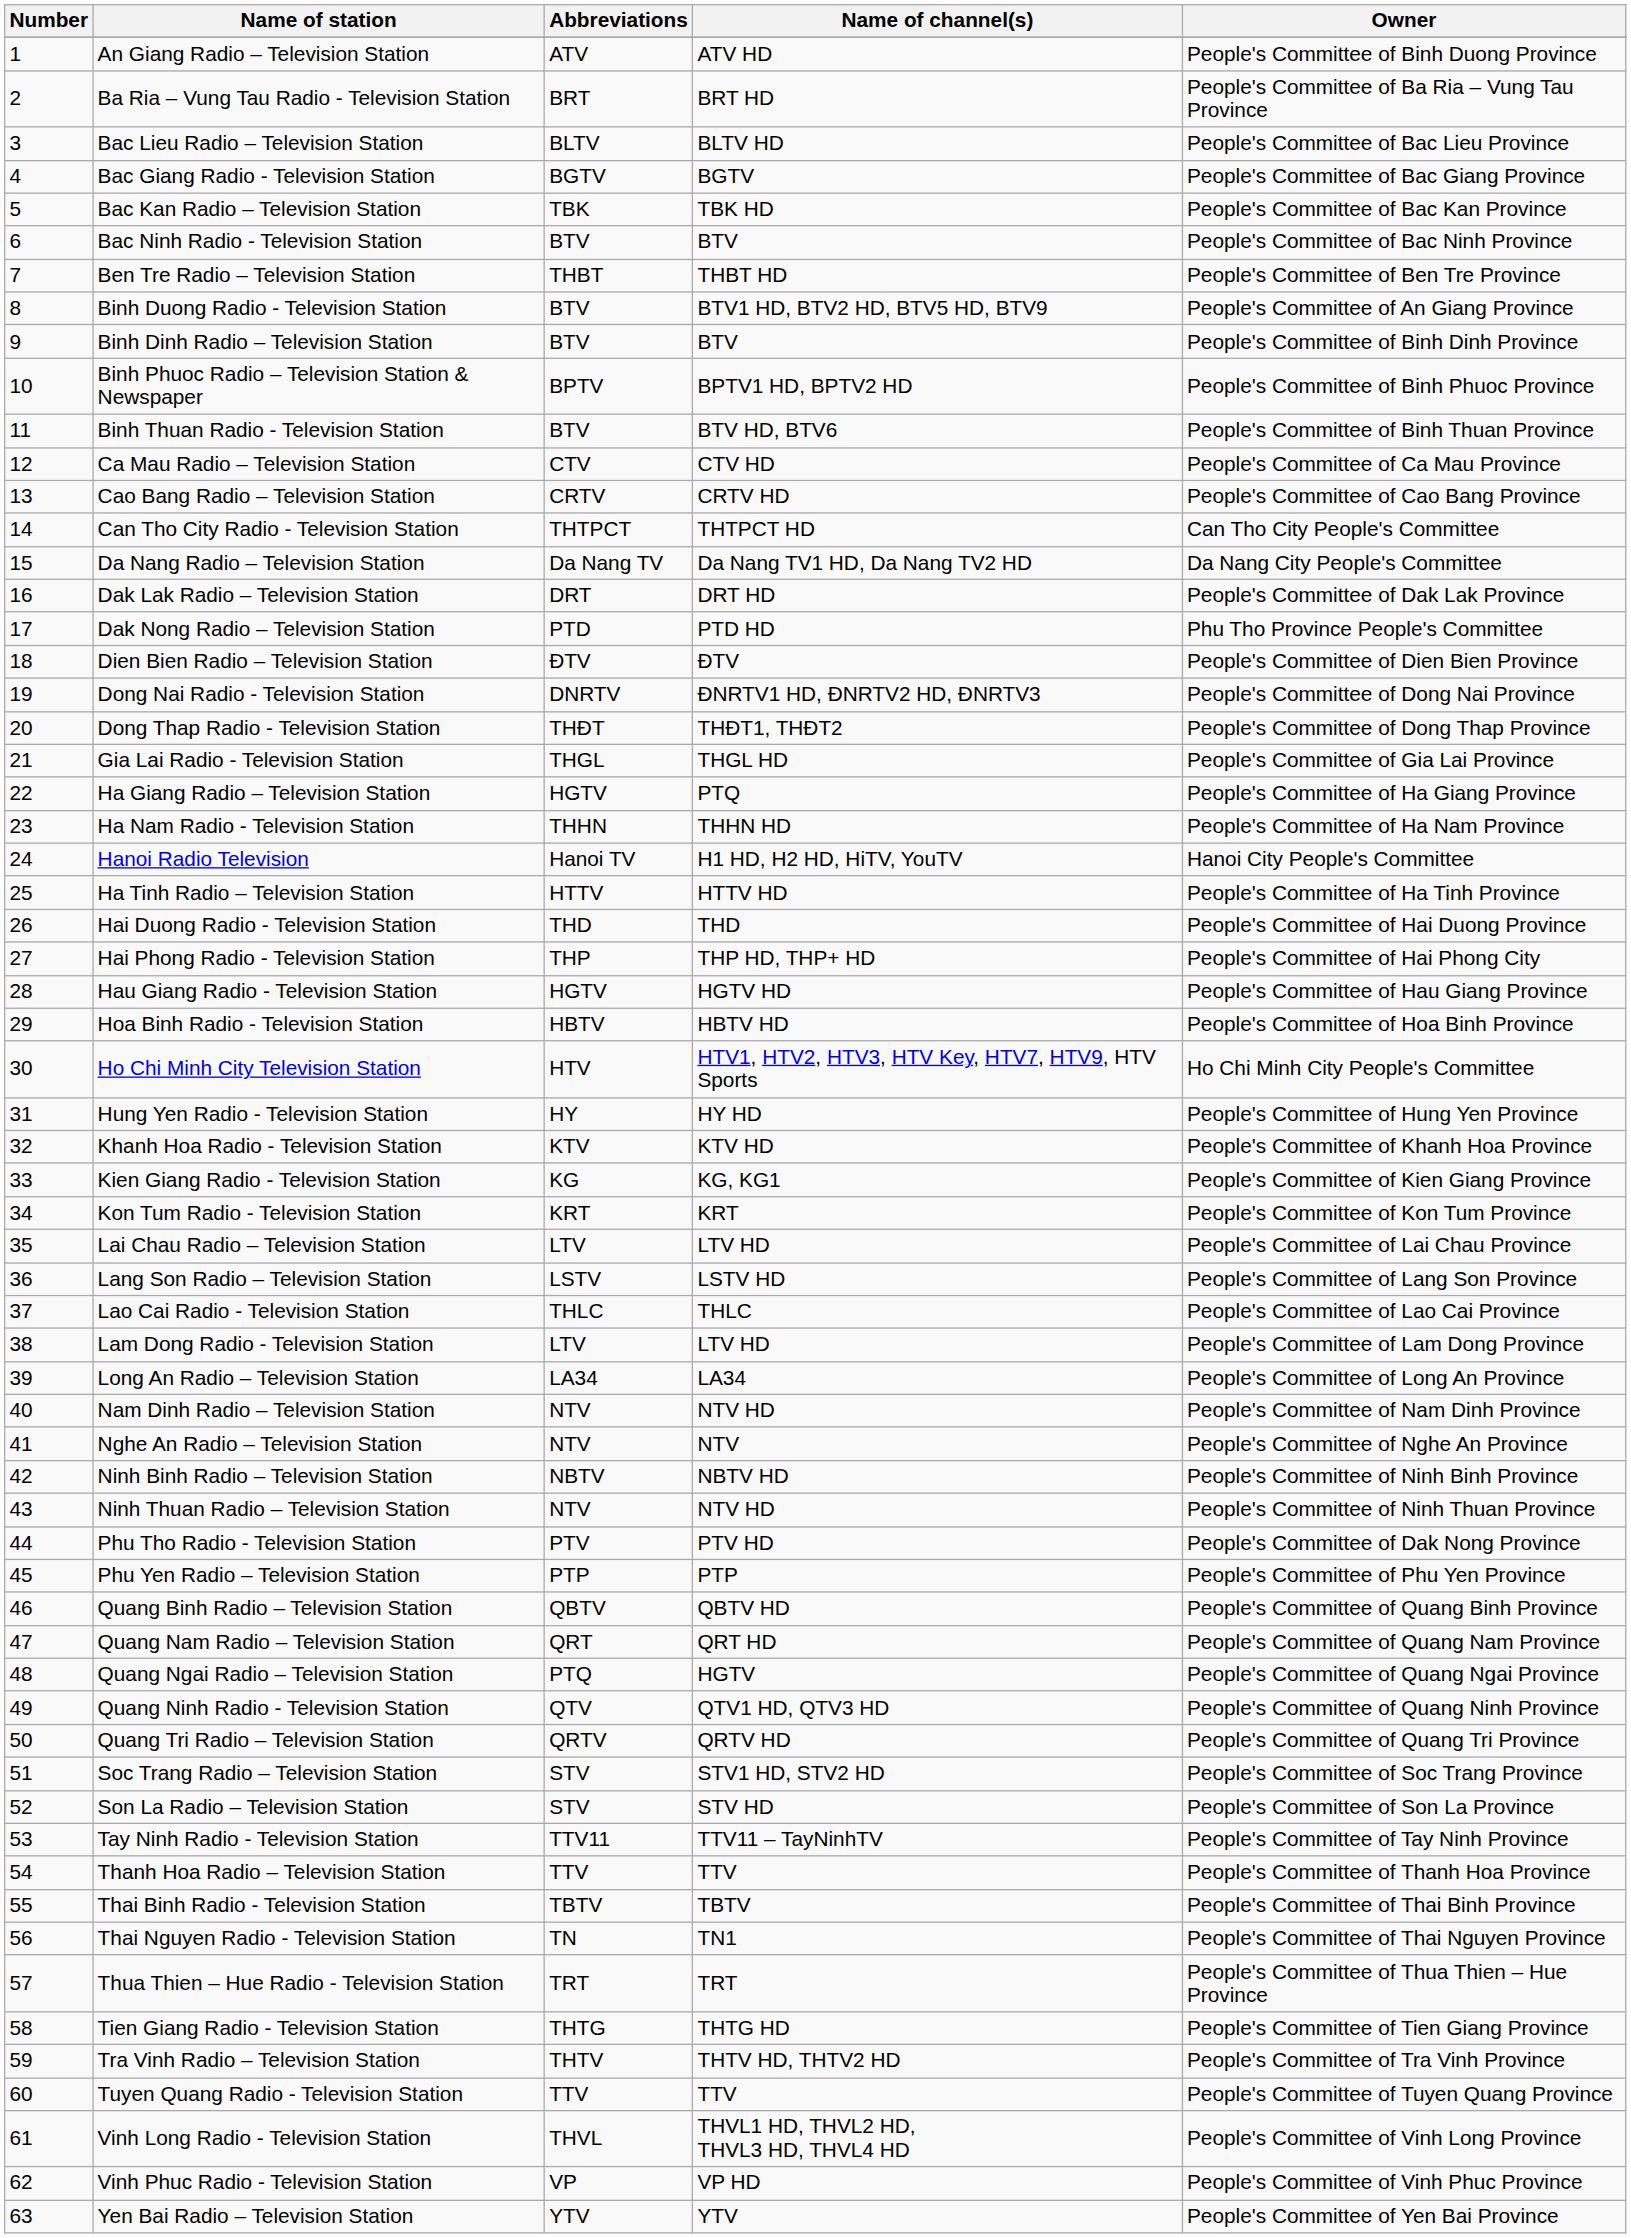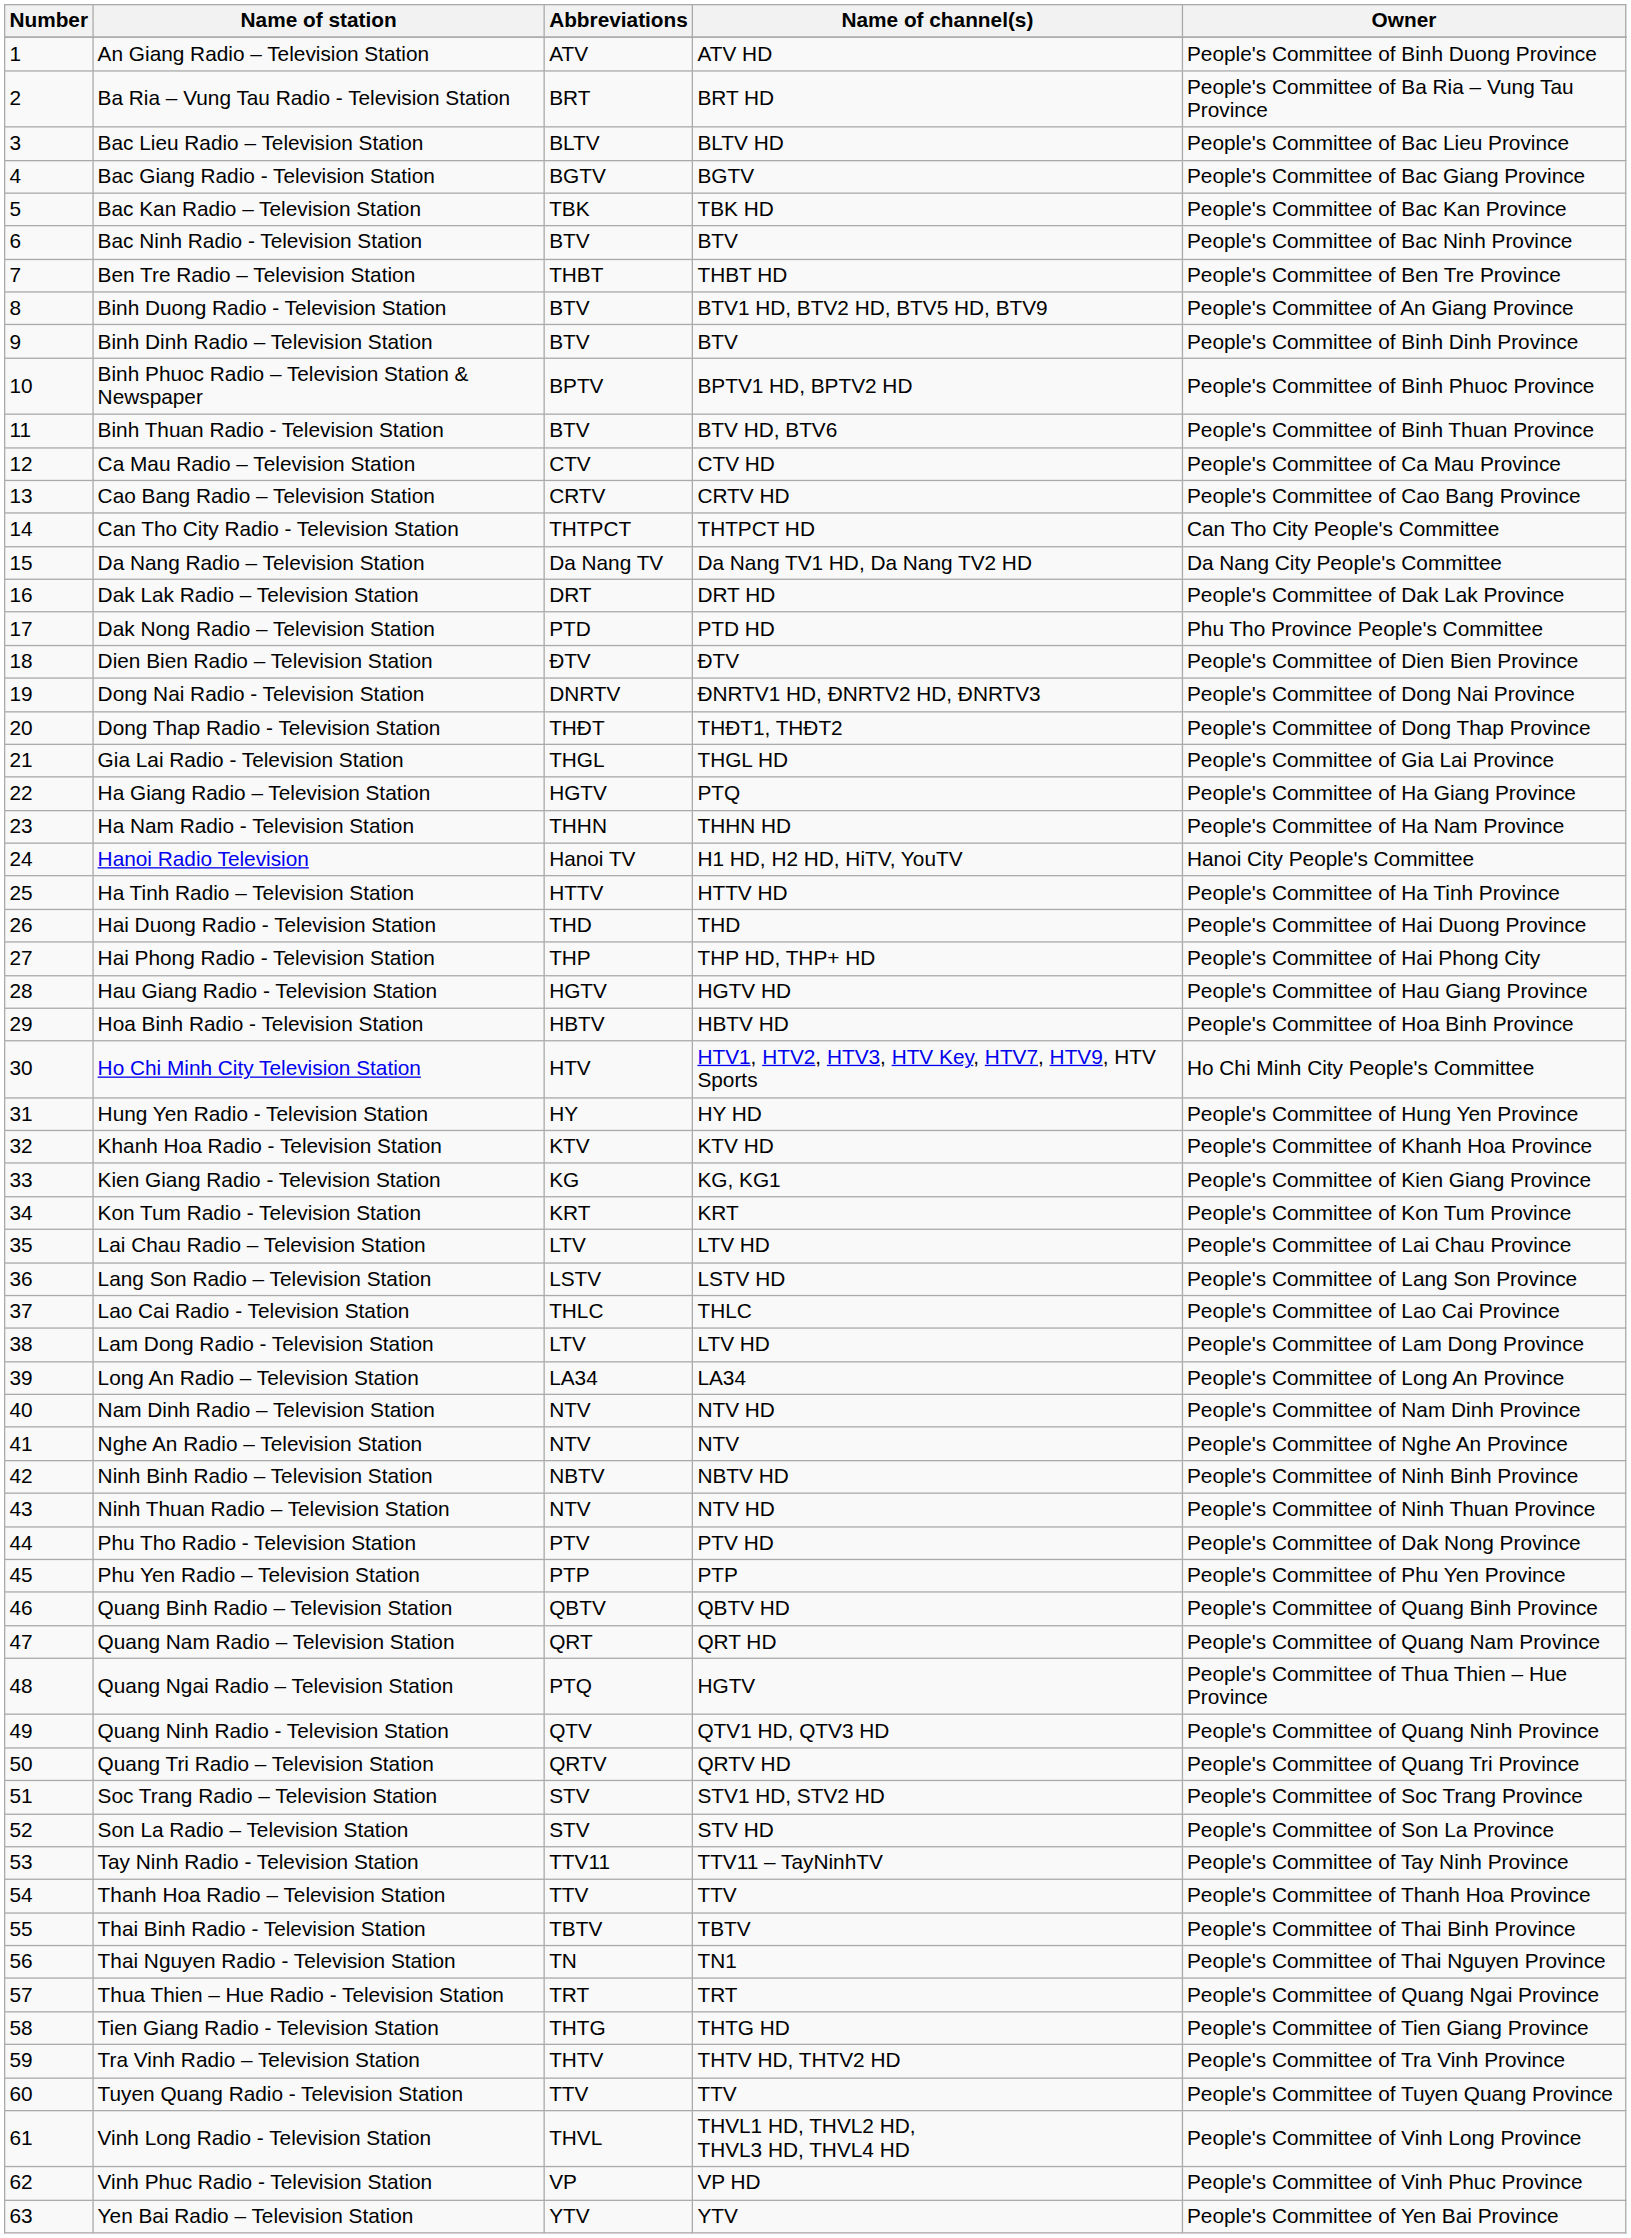(1393, 1674) People's Committee of Quang Ngai Province -> (1377, 1686) People's Committee of Thua Thien – Hue Province
(1377, 1983) People's Committee of Thua Thien – Hue Province -> (1393, 1994) People's Committee of Quang Ngai Province
